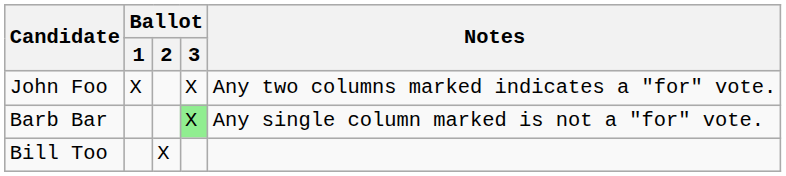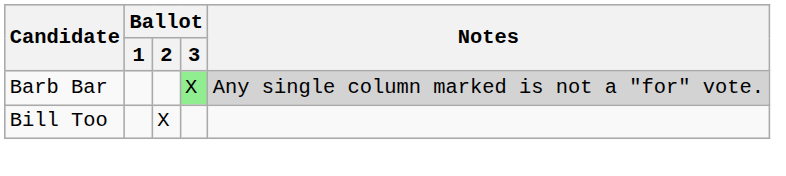- row: (59, 88)
(488, 121) no background -> (488, 88) lightgrey background
